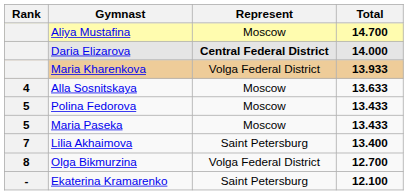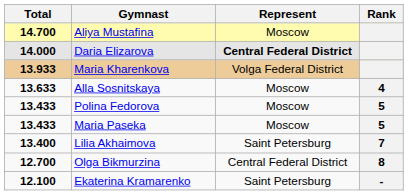columns swapped: (26, 14) <-> (370, 14)
(264, 162) Volga Federal District -> (287, 162) Central Federal District
